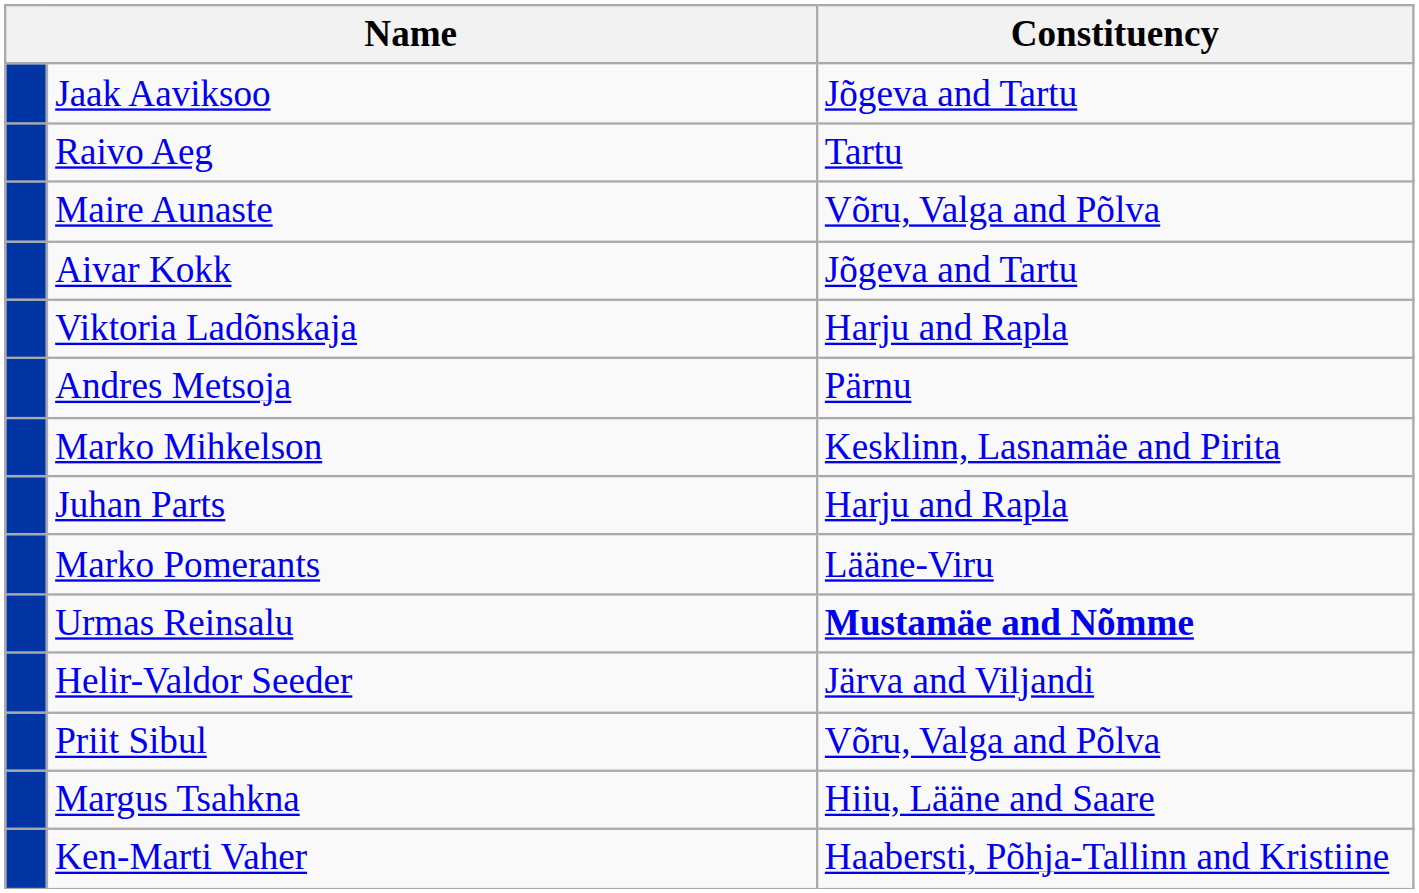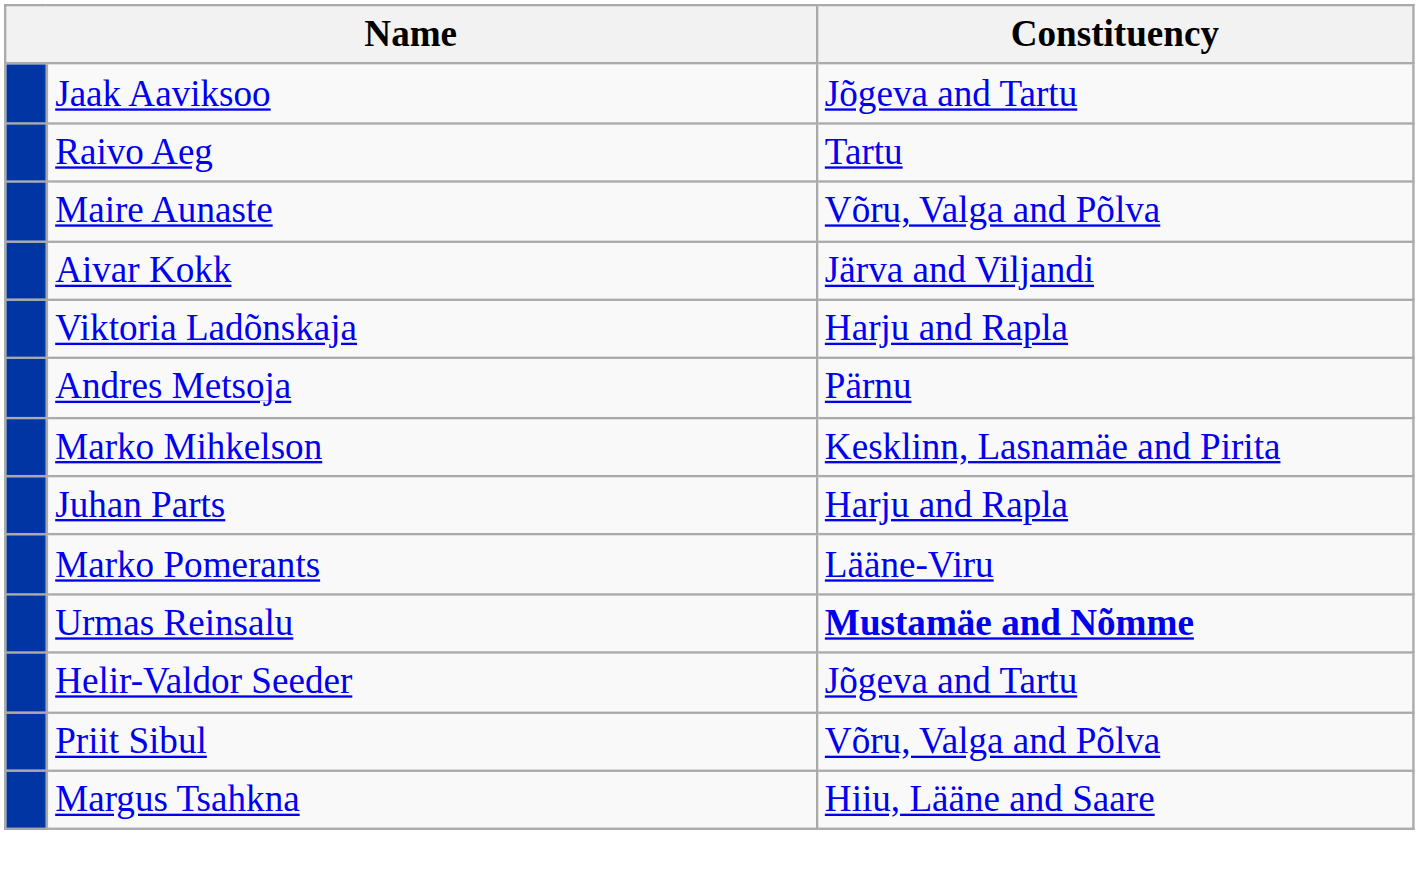(951, 269) Jõgeva and Tartu -> (959, 269) Järva and Viljandi
(959, 681) Järva and Viljandi -> (951, 681) Jõgeva and Tartu
- row: (181, 858)
